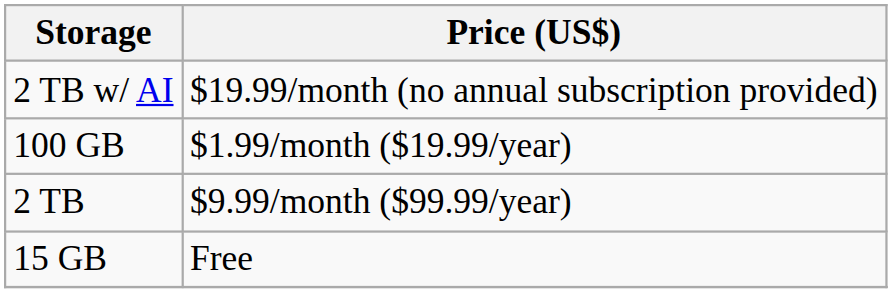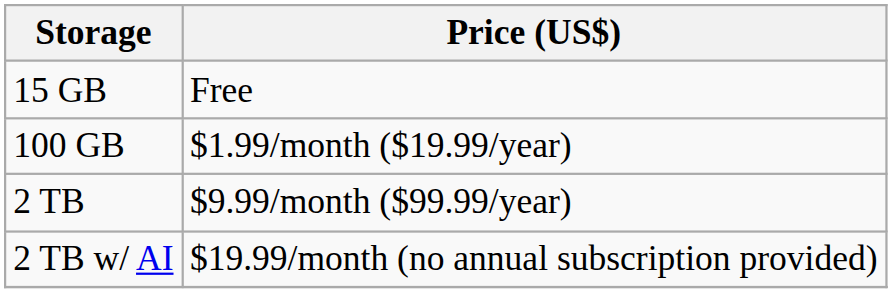rows swapped: (60, 257) <-> (93, 88)
